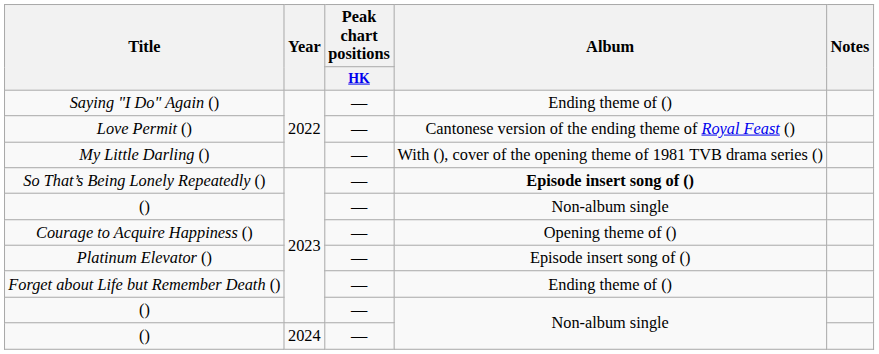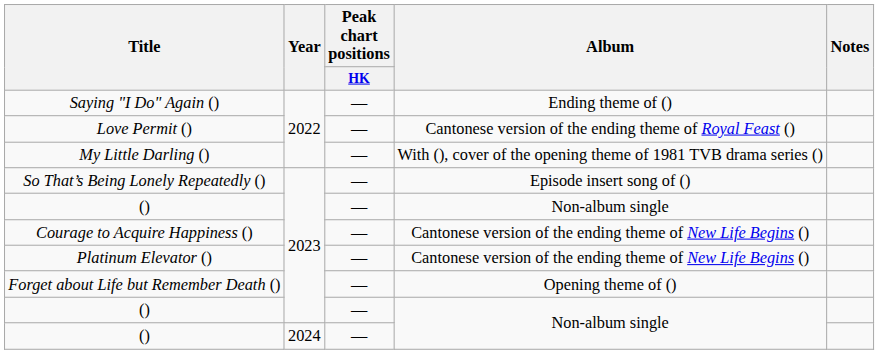(610, 180) bold -> (610, 180) normal
(610, 232) Opening theme of () -> (610, 232) Cantonese version of the ending theme of New Life Begins ()
(610, 258) Episode insert song of () -> (610, 258) Cantonese version of the ending theme of New Life Begins ()
(610, 284) Ending theme of () -> (610, 284) Opening theme of ()
